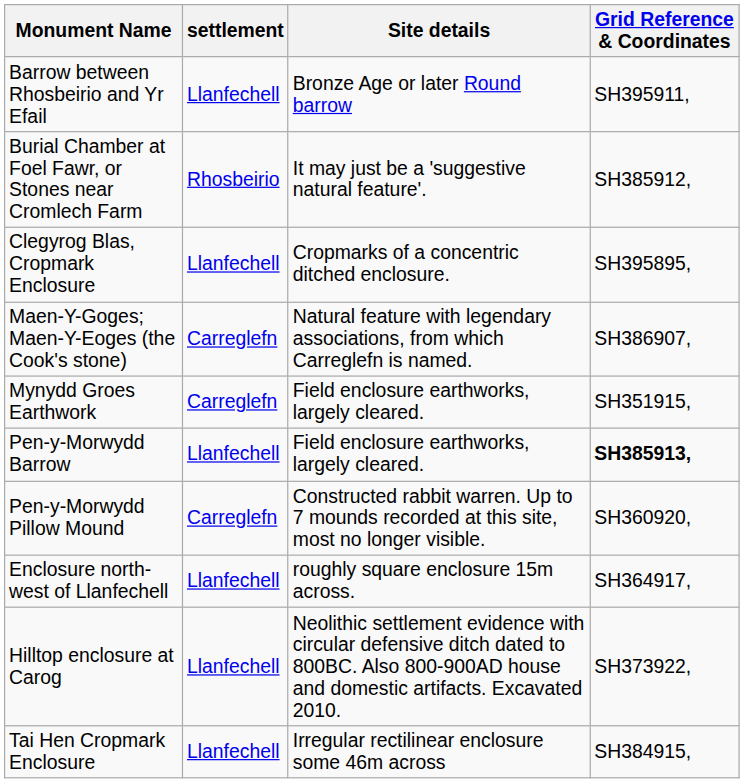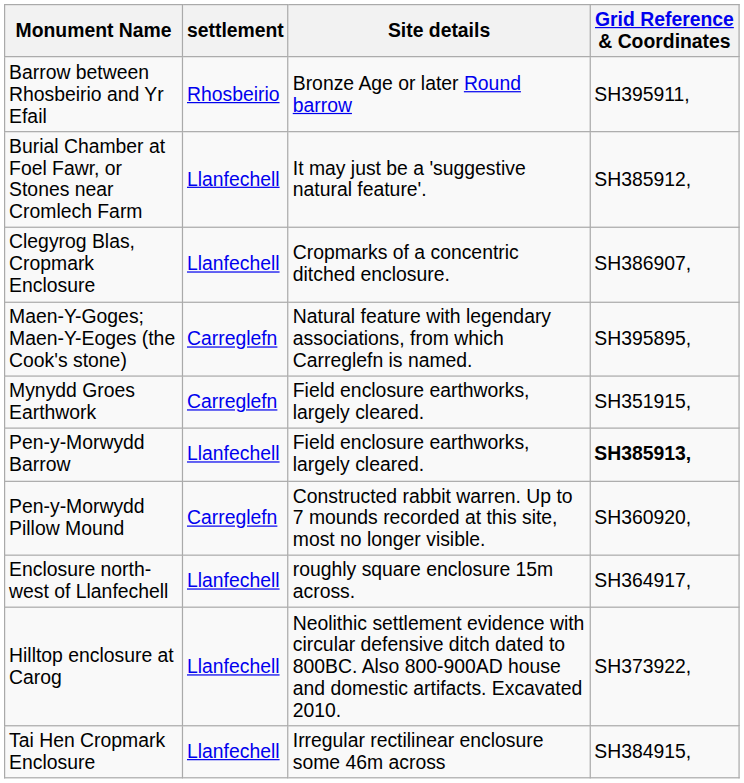(233, 94) Llanfechell -> (233, 94) Rhosbeirio
(233, 179) Rhosbeirio -> (233, 179) Llanfechell
(643, 264) SH395895, -> (643, 264) SH386907,
(643, 338) SH386907, -> (643, 338) SH395895,
